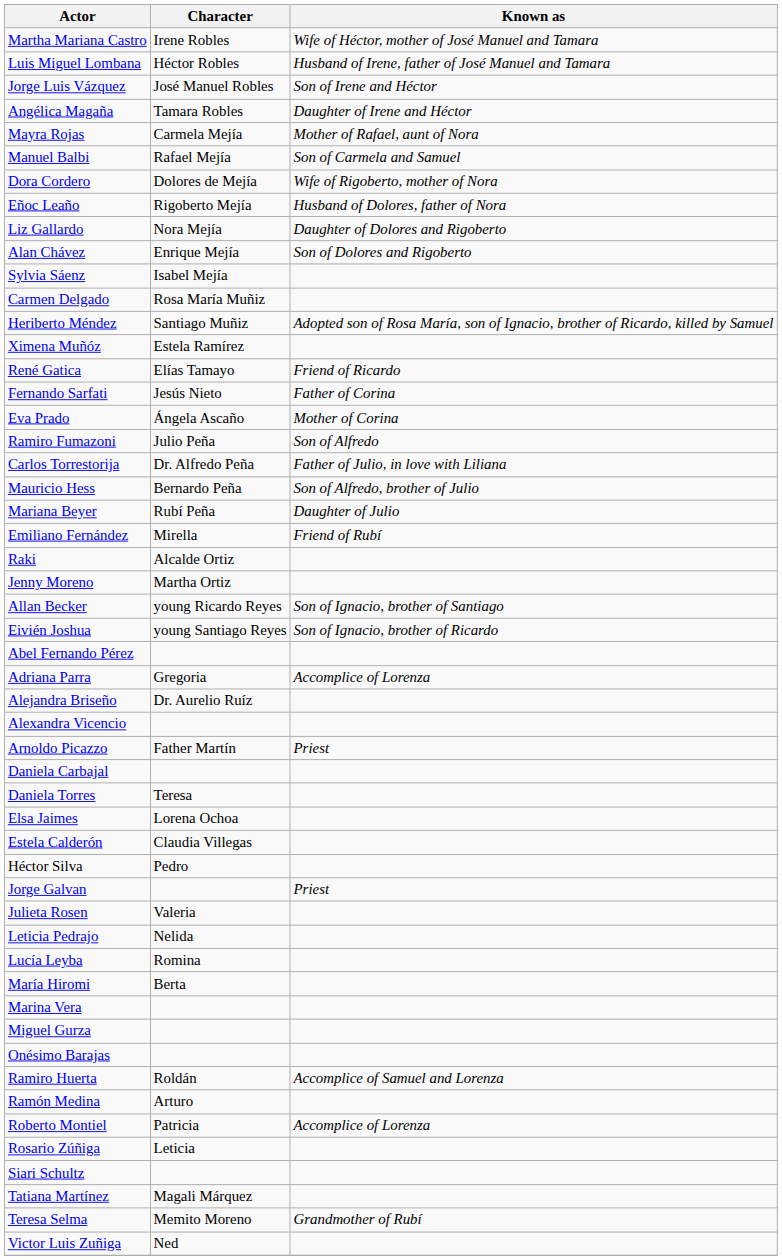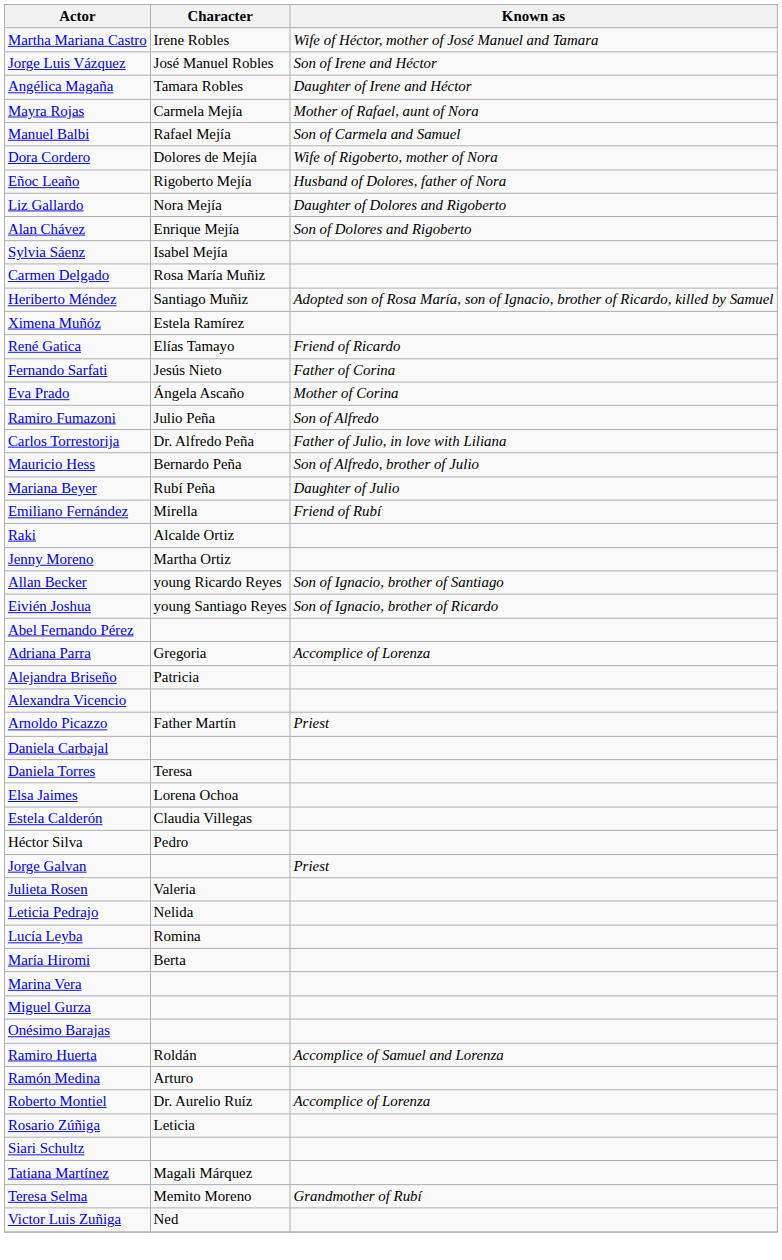- row: (74, 63)
(203, 700) Dr. Aurelio Ruíz -> (176, 677) Patricia
(176, 1125) Patricia -> (203, 1101) Dr. Aurelio Ruíz
